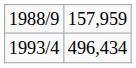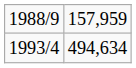(97, 47) 496,434 -> (97, 47) 494,634
